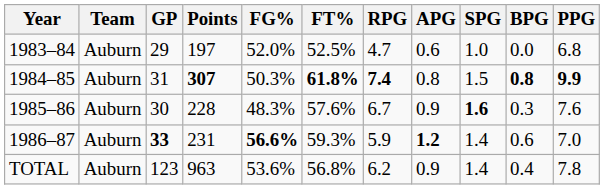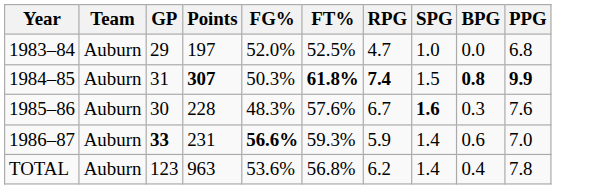- column: (436, 19)
